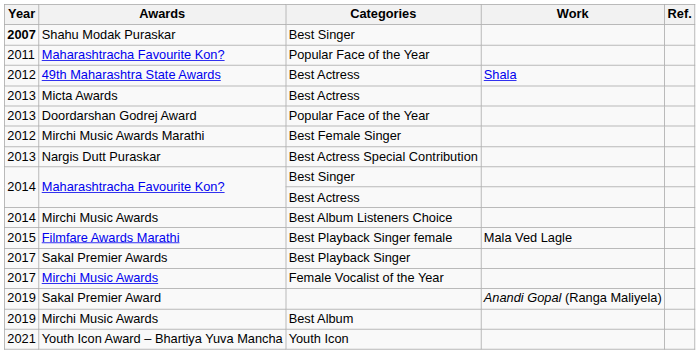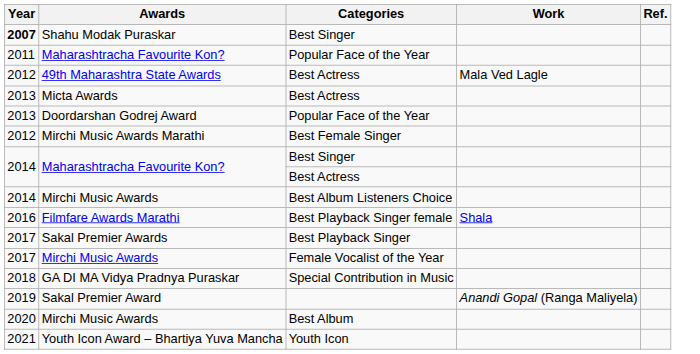(500, 75) Shala -> (504, 75) Mala Ved Lagle
- row: (101, 156)
(22, 237) 2015 -> (22, 217) 2016
(528, 237) Mala Ved Lagle -> (476, 217) Shala
+ row: (141, 278)
(22, 319) 2019 -> (22, 319) 2020
